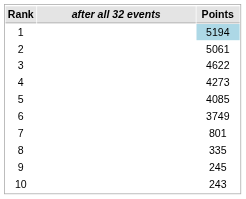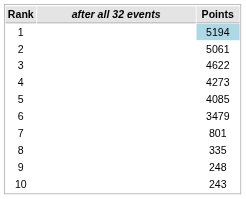(218, 117) 3749 -> (218, 117) 3479
(218, 168) 245 -> (218, 168) 248
